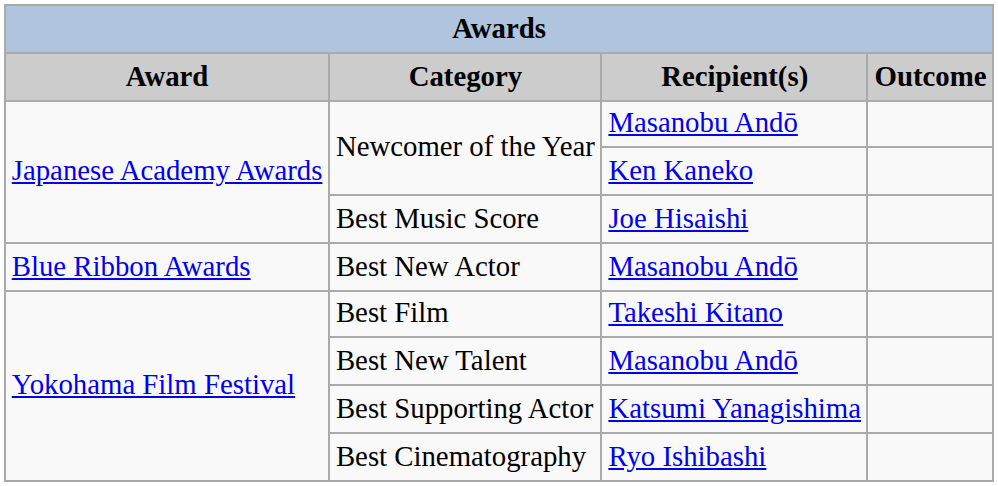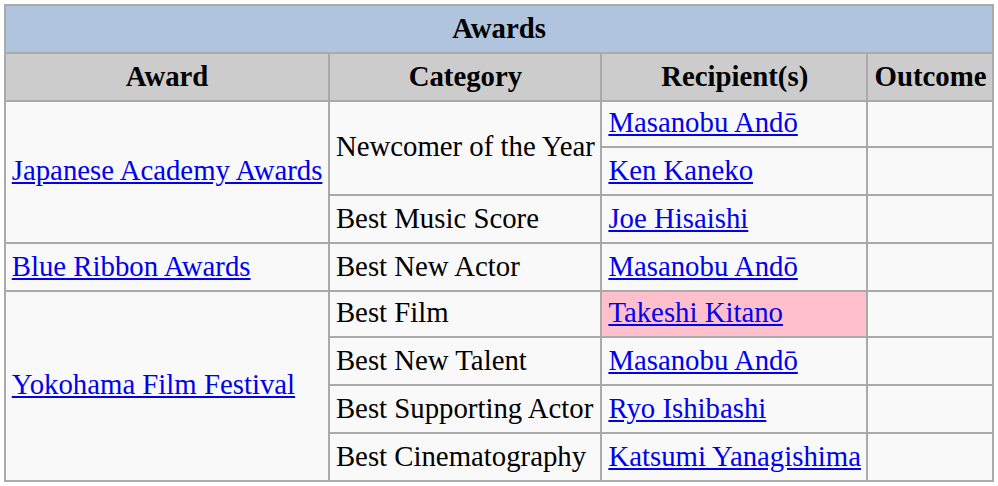(696, 313) no background -> (696, 313) pink background
(735, 408) Katsumi Yanagishima -> (687, 408) Ryo Ishibashi
(687, 456) Ryo Ishibashi -> (735, 456) Katsumi Yanagishima
